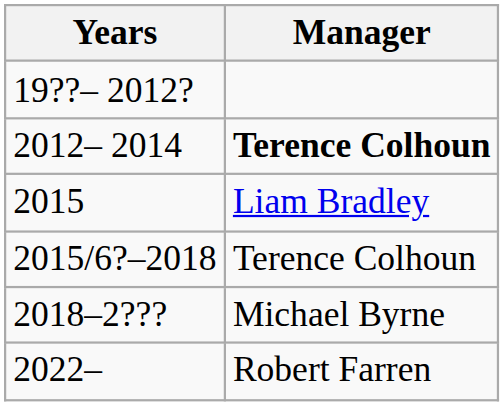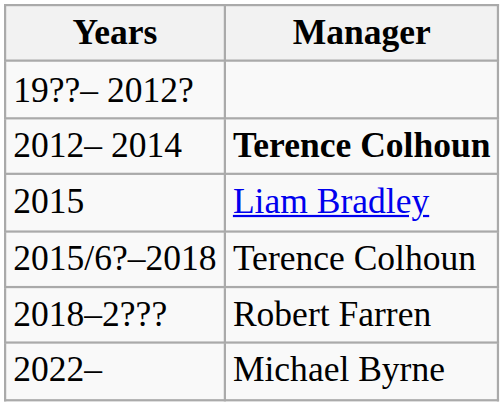(339, 314) Michael Byrne -> (332, 314) Robert Farren
(332, 370) Robert Farren -> (339, 370) Michael Byrne
